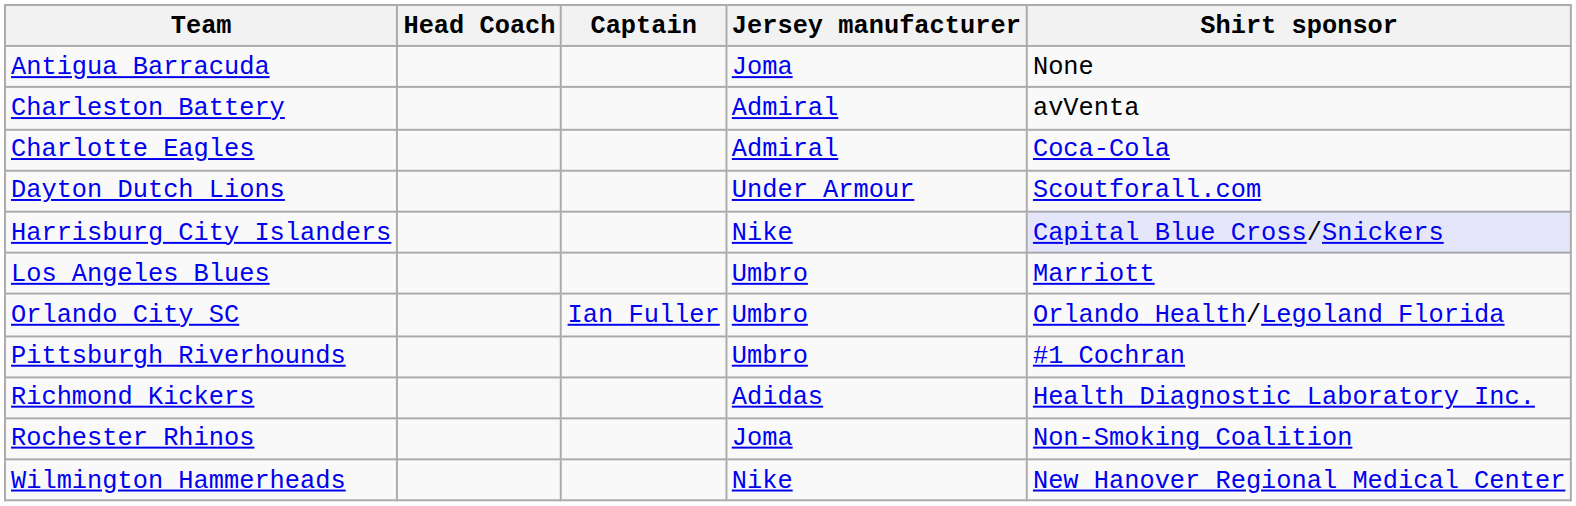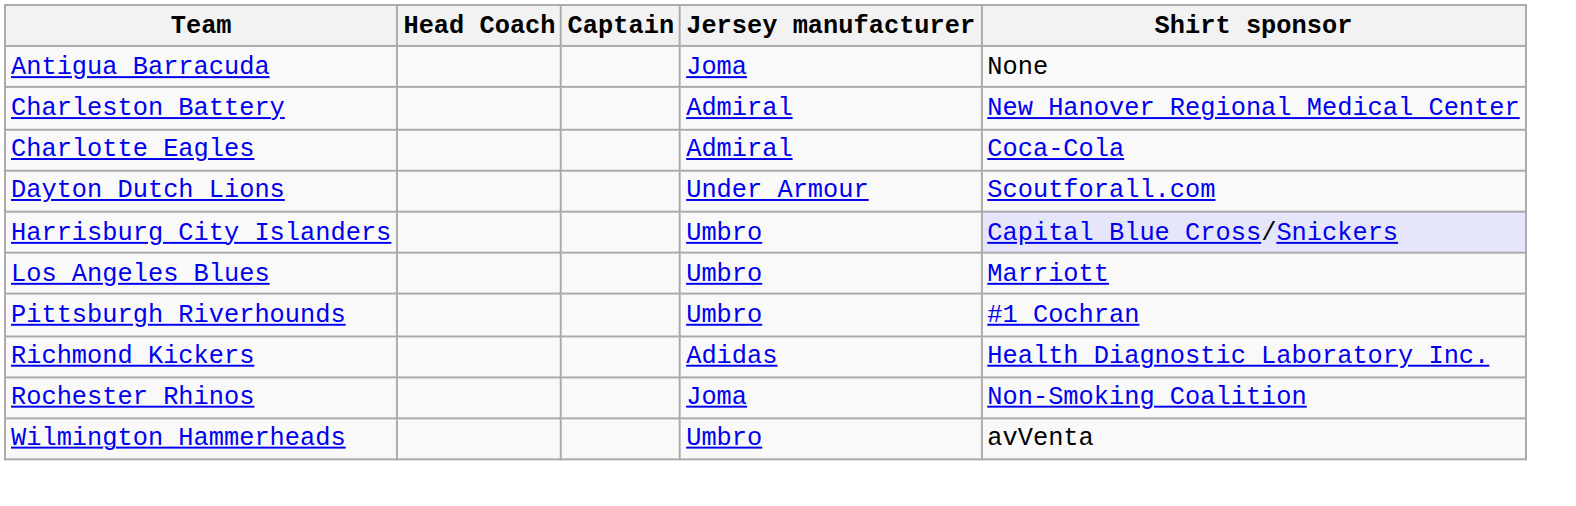(1086, 108) avVenta -> (1254, 108) New Hanover Regional Medical Center
(762, 232) Nike -> (724, 232) Umbro
- row: (125, 315)
(762, 480) Nike -> (724, 439) Umbro
(1299, 480) New Hanover Regional Medical Center -> (1041, 439) avVenta
